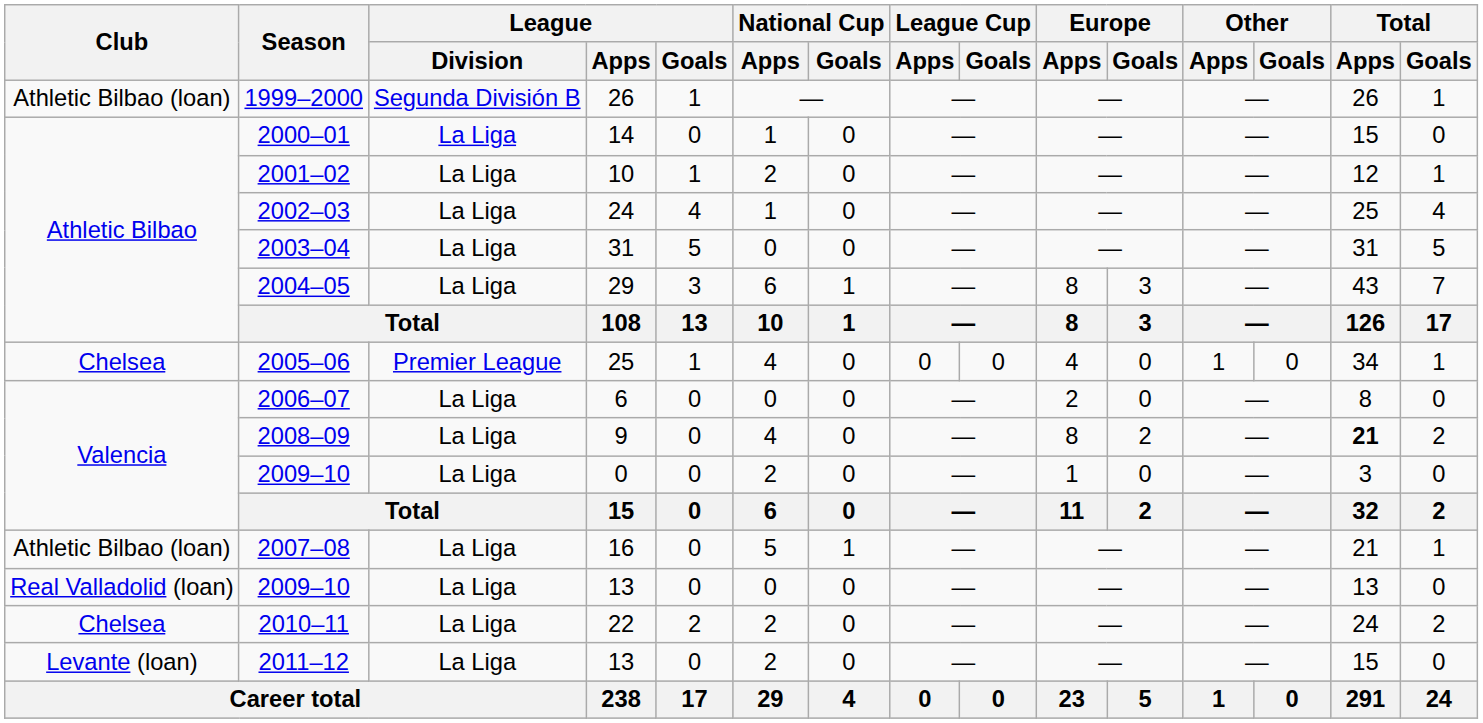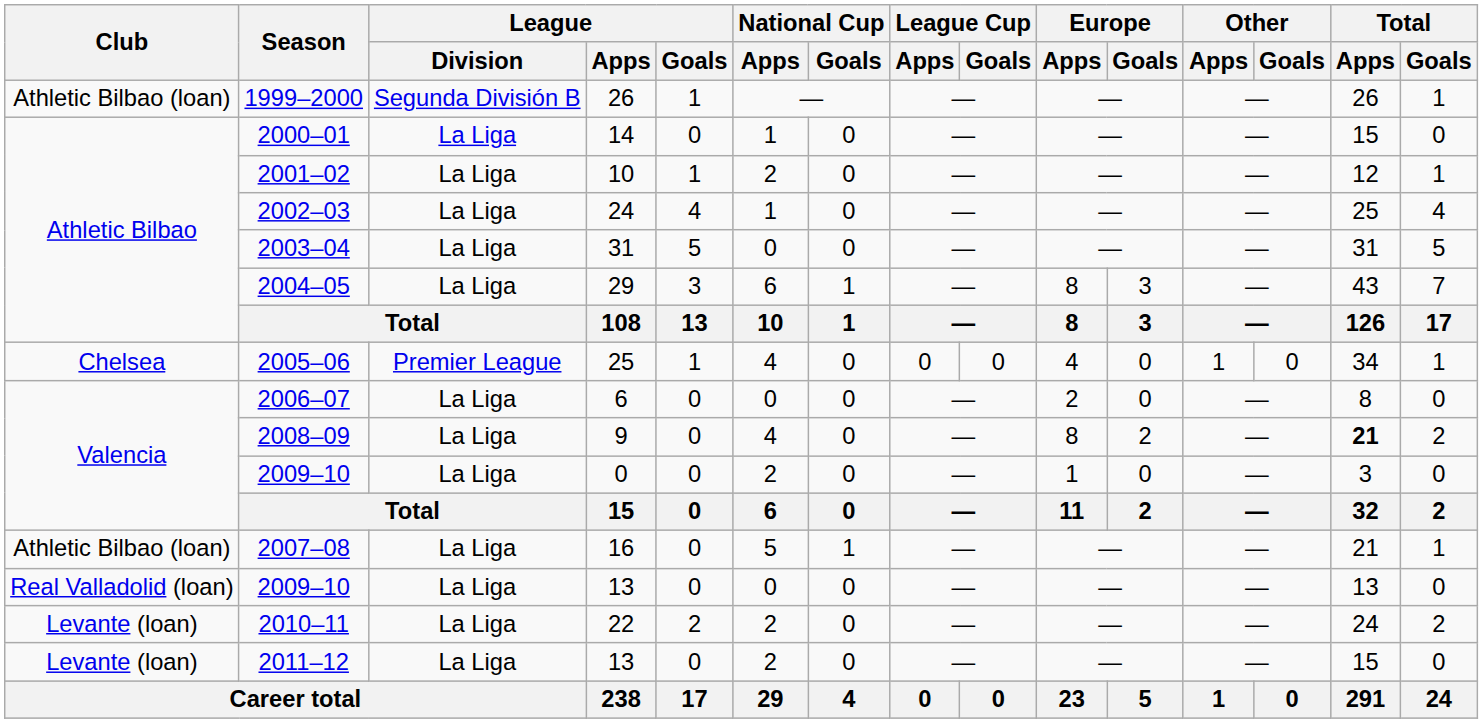(122, 624) Chelsea -> (122, 624) Levante (loan)
